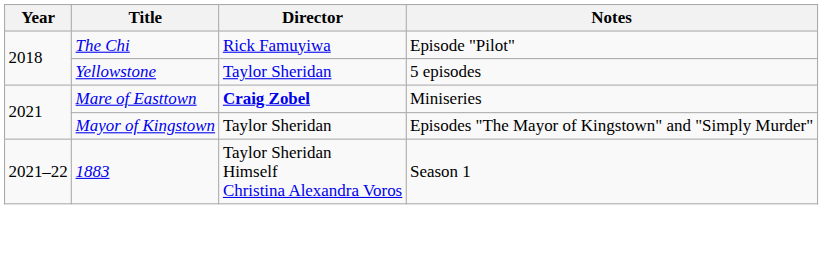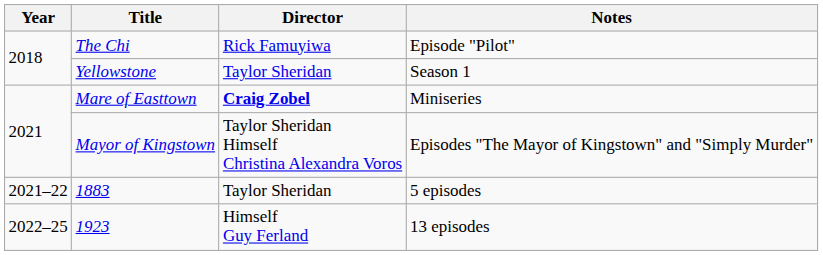(446, 71) 5 episodes -> (440, 71) Season 1
(277, 125) Taylor Sheridan -> (313, 144) Taylor Sheridan Himself Christina Alexandra Voros
(313, 171) Taylor Sheridan Himself Christina Alexandra Voros -> (277, 190) Taylor Sheridan
(440, 171) Season 1 -> (446, 190) 5 episodes
+ row: (93, 227)
